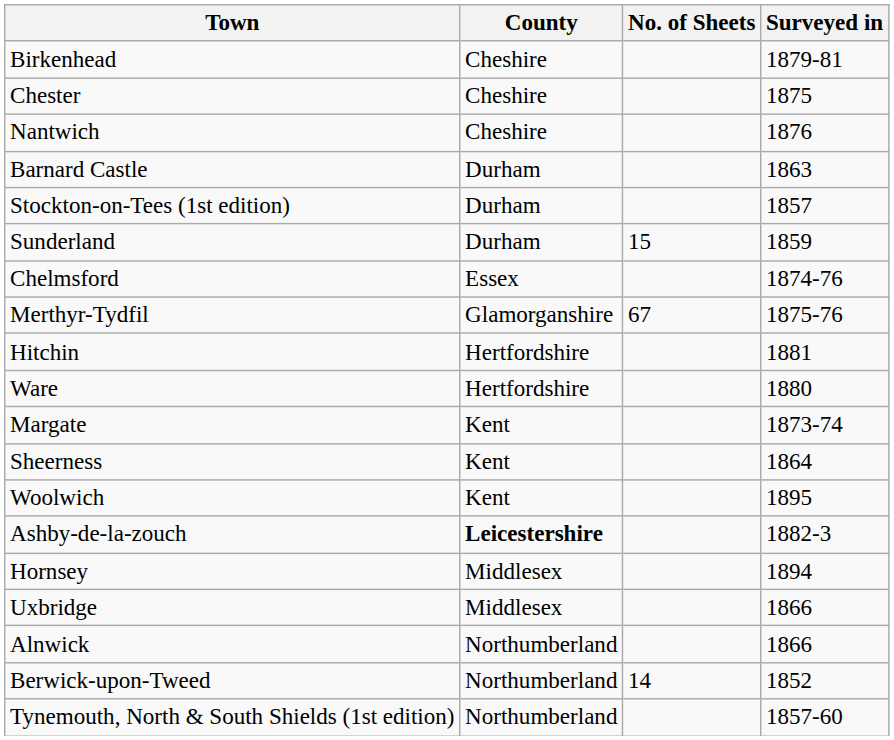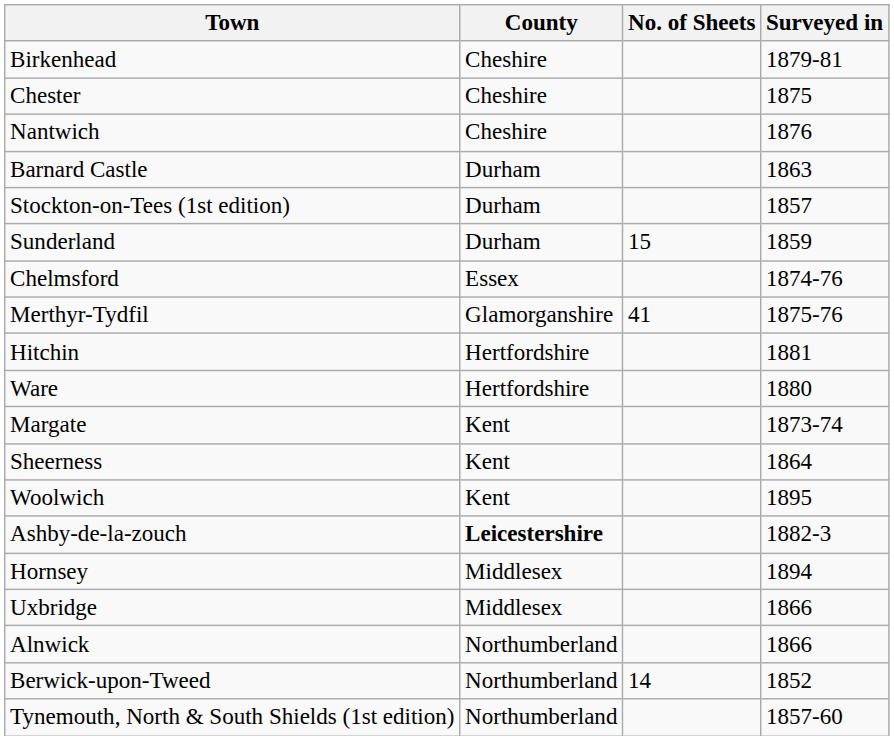(640, 315) 67 -> (640, 315) 41
